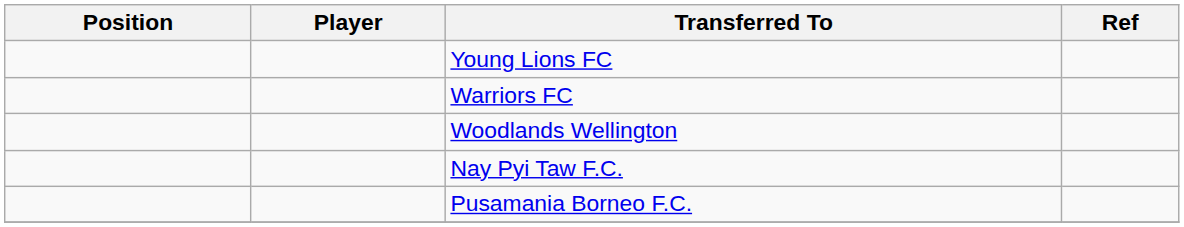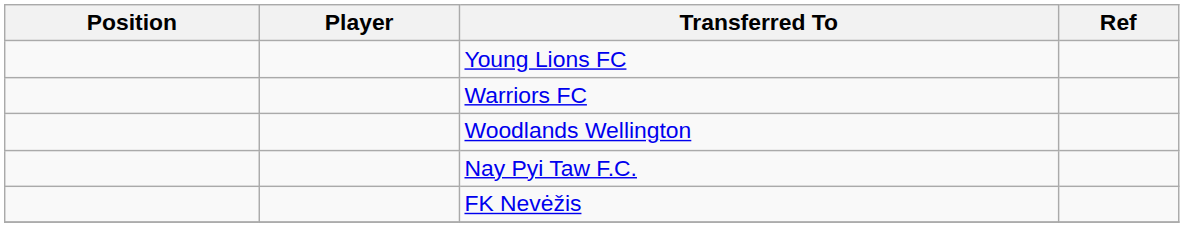- row: (571, 204)
+ row: (523, 204)
